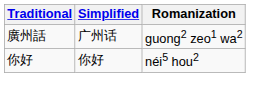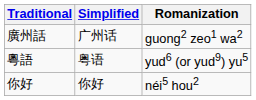+ row: (20, 60)
